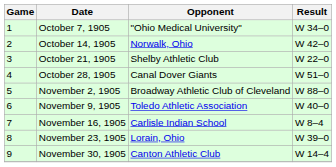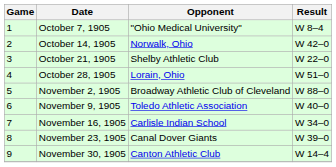(312, 28) W 34–0 -> (309, 28) W 8–4
(174, 75) Canal Dover Giants -> (157, 75) Lorain, Ohio
(309, 122) W 8–4 -> (312, 122) W 34–0
(157, 138) Lorain, Ohio -> (174, 138) Canal Dover Giants
